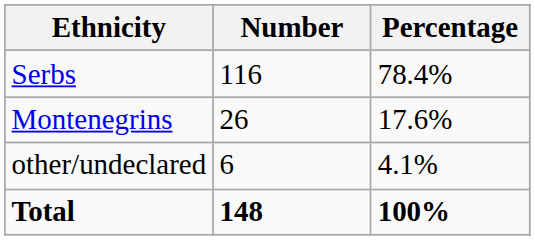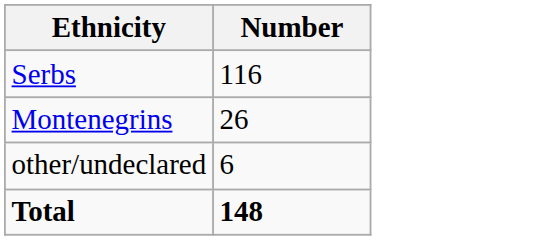- column: (450, 27)
